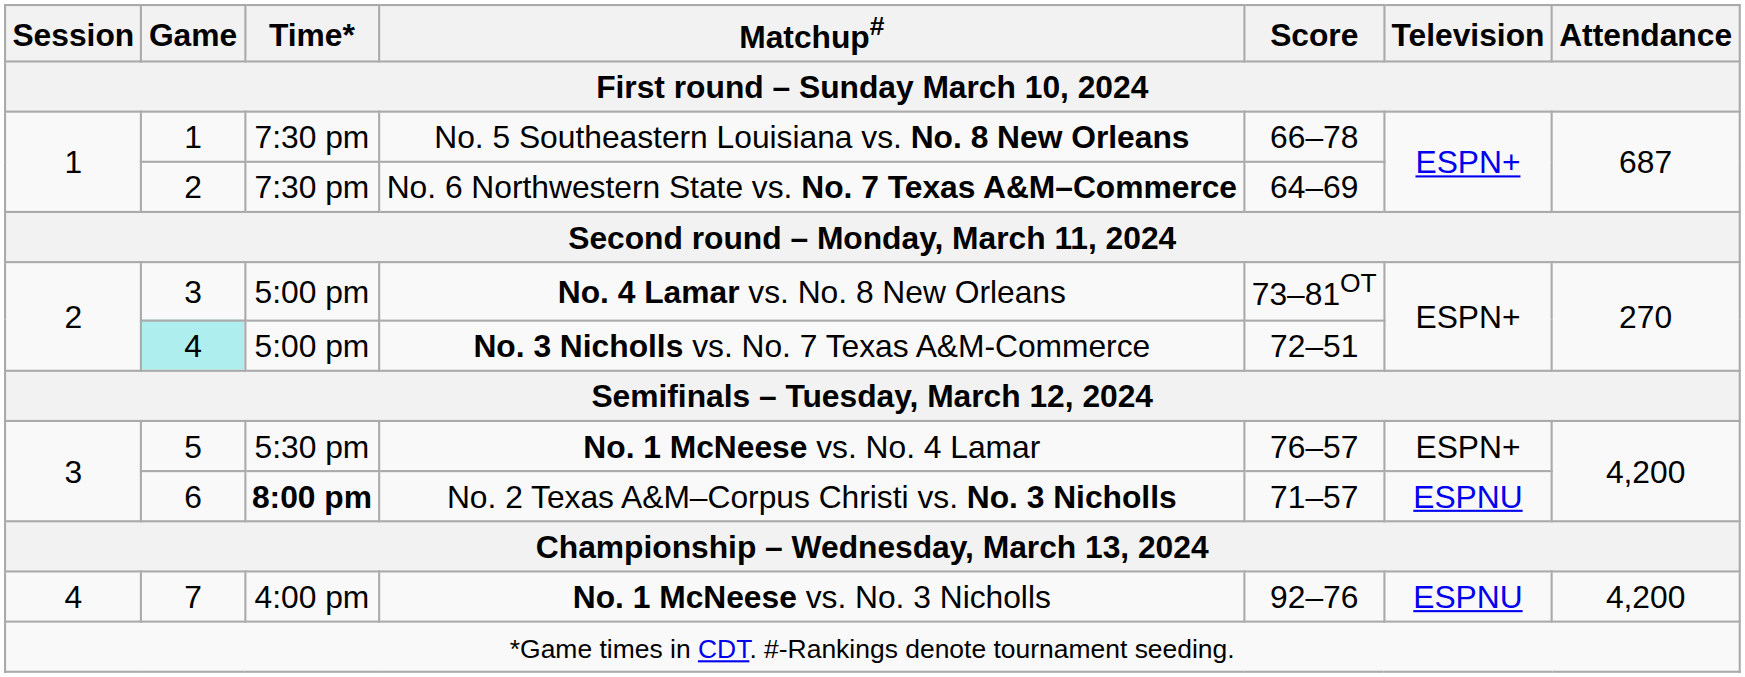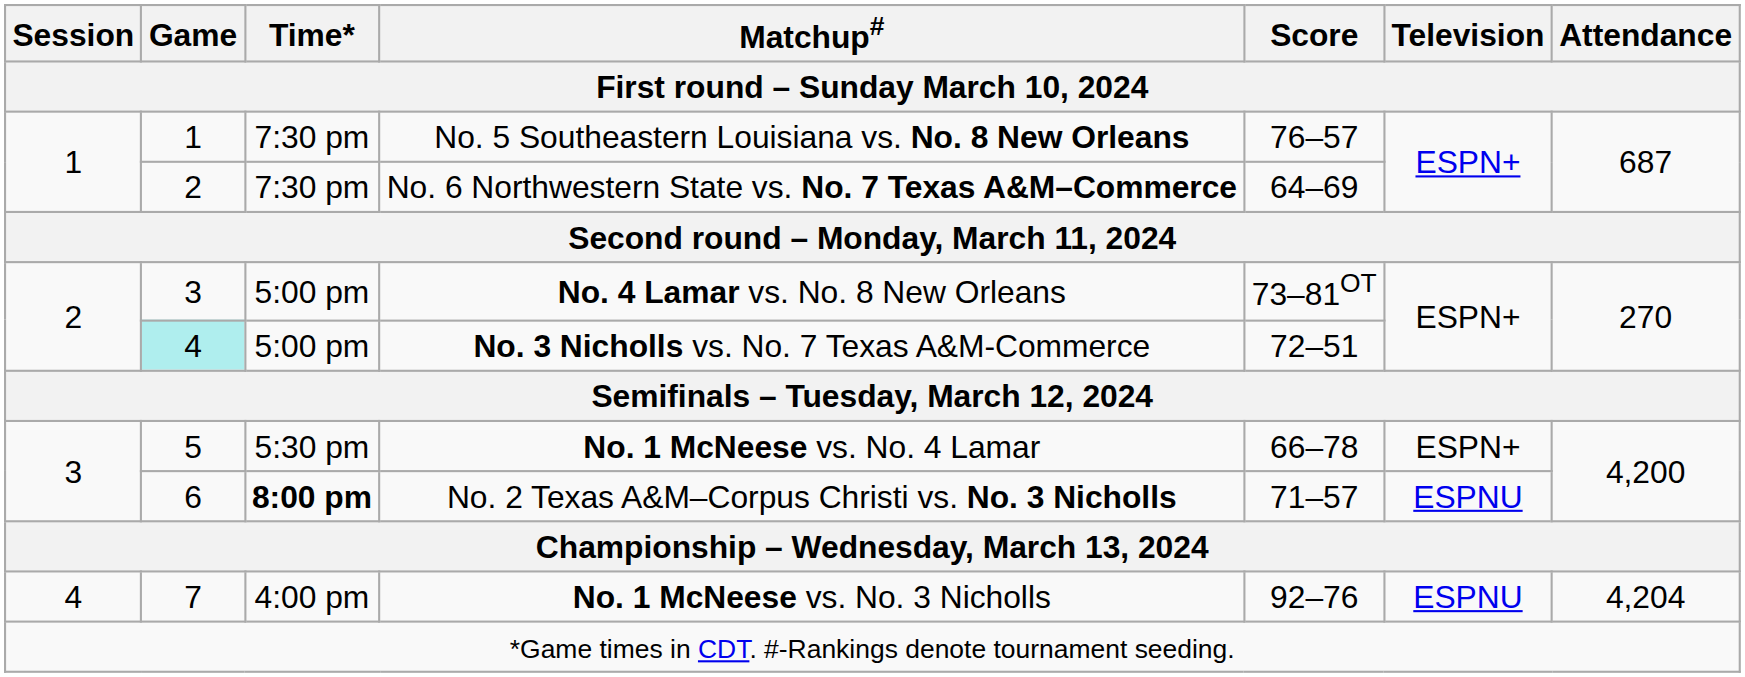(1314, 137) 66–78 -> (1314, 137) 76–57
(1314, 446) 76–57 -> (1314, 446) 66–78
(1646, 596) 4,200 -> (1646, 596) 4,204
